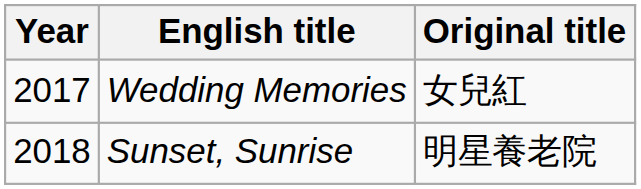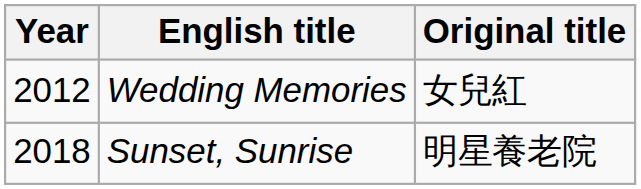(52, 90) 2017 -> (52, 90) 2012
